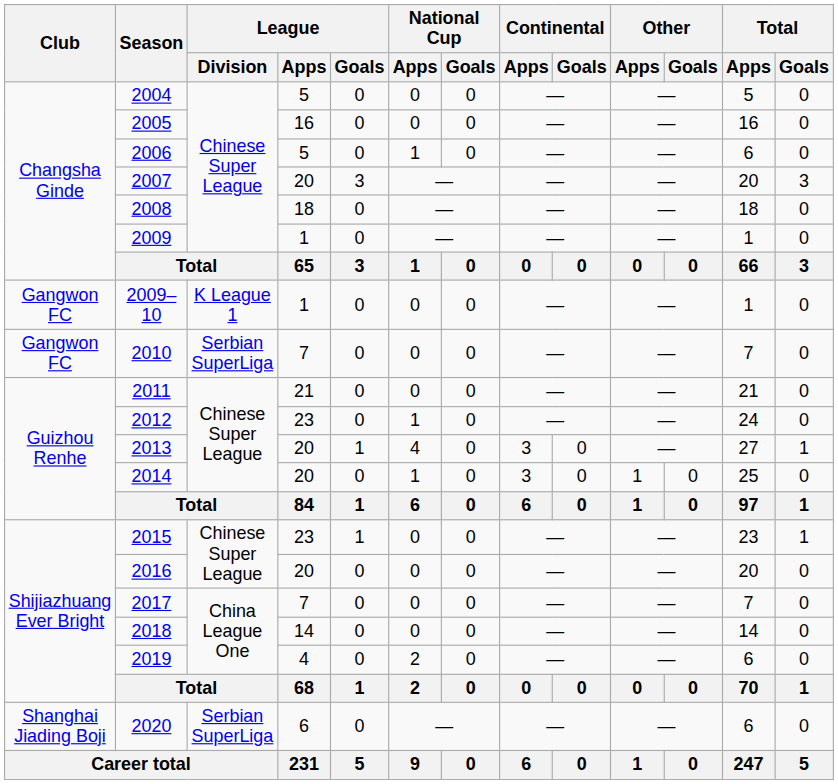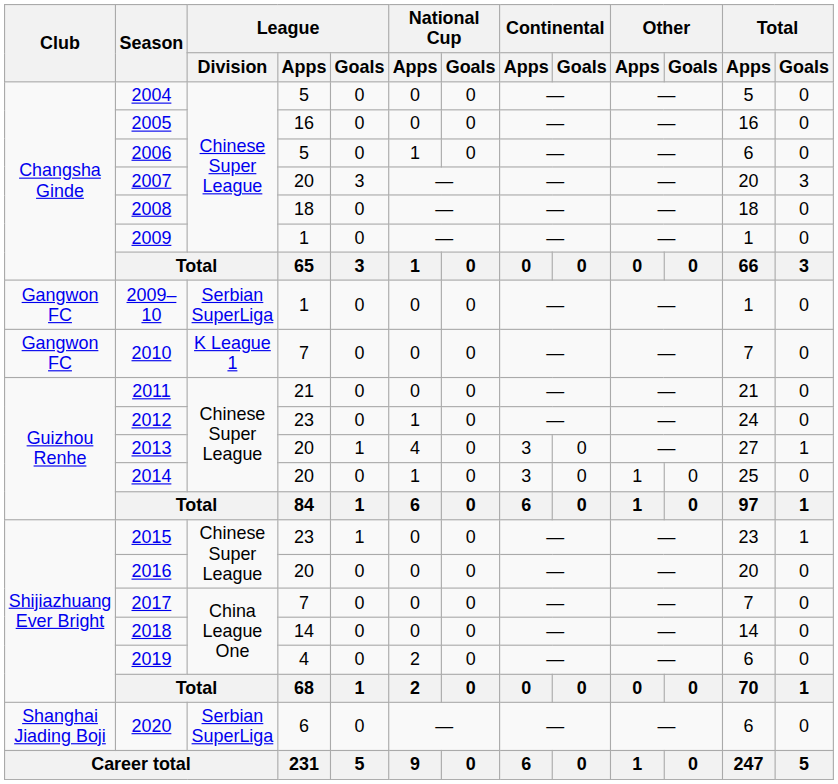(232, 304) K League 1 -> (232, 304) Serbian SuperLiga
(232, 353) Serbian SuperLiga -> (232, 353) K League 1
